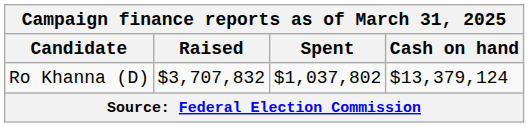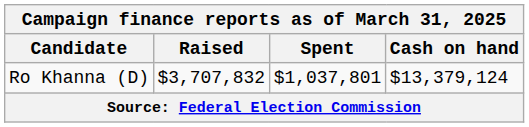(327, 78) $1,037,802 -> (327, 78) $1,037,801
